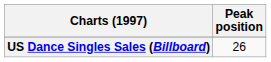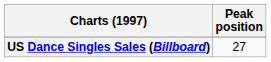(239, 47) 26 -> (239, 47) 27
